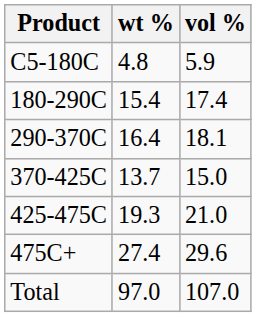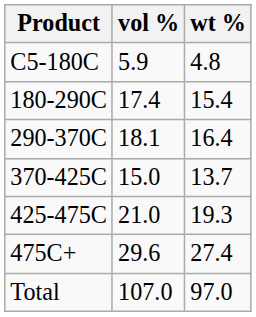columns swapped: (146, 23) <-> (215, 23)
